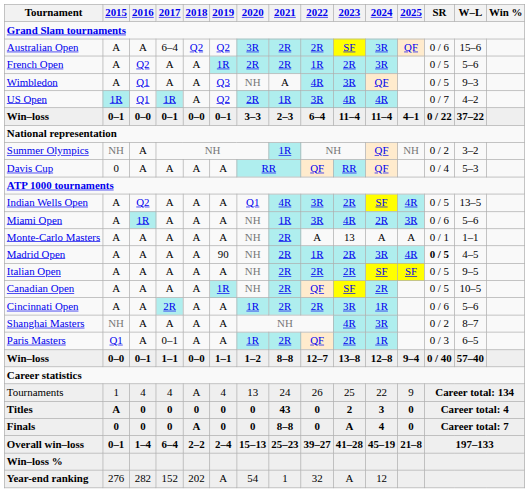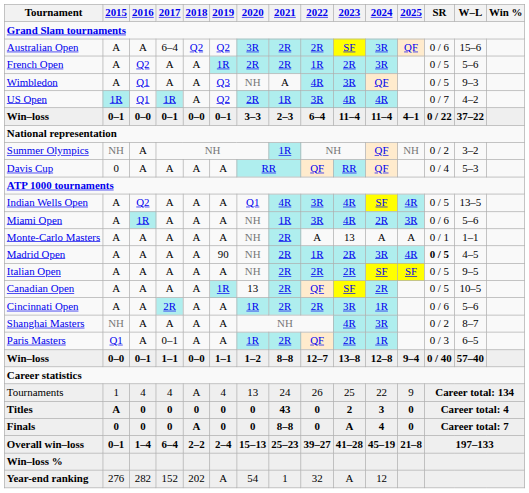(349, 202) 2R -> (349, 202) 4R
(253, 289) NH -> (253, 289) 13
